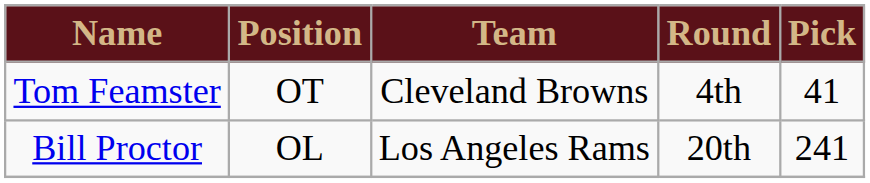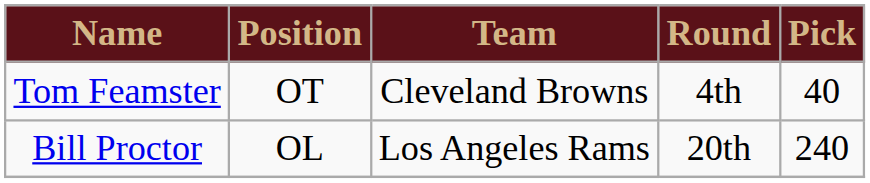(822, 90) 41 -> (822, 90) 40
(822, 147) 241 -> (822, 147) 240
